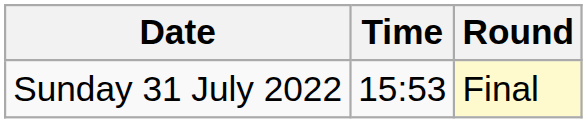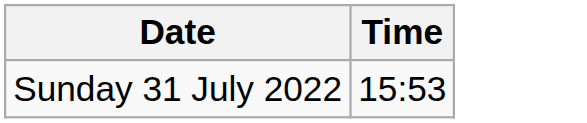- column: (518, 32)
